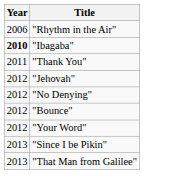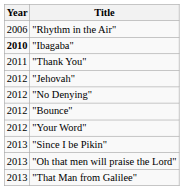+ row: (104, 161)
